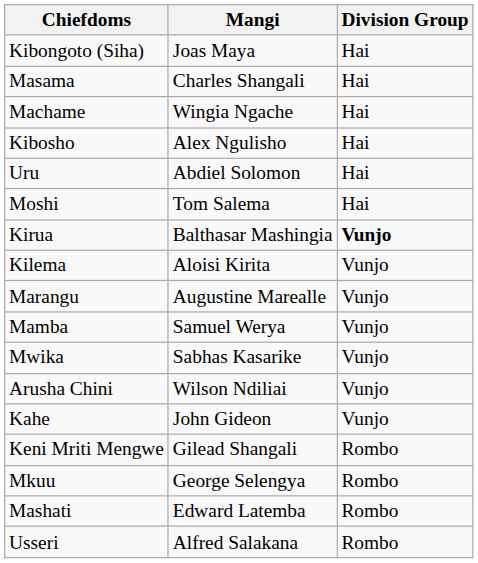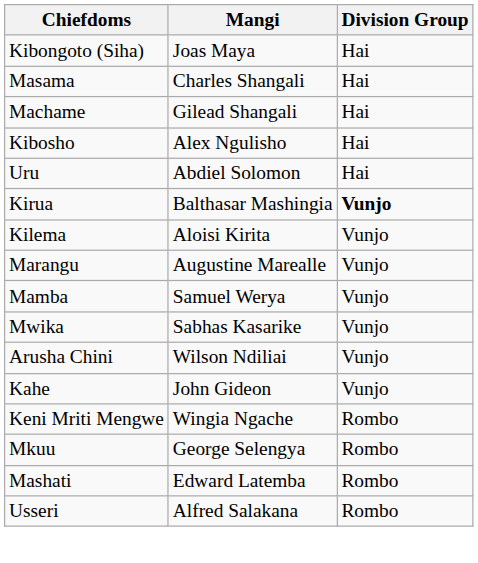(233, 111) Wingia Ngache -> (235, 111) Gilead Shangali
- row: (34, 204)
(235, 449) Gilead Shangali -> (233, 419) Wingia Ngache
